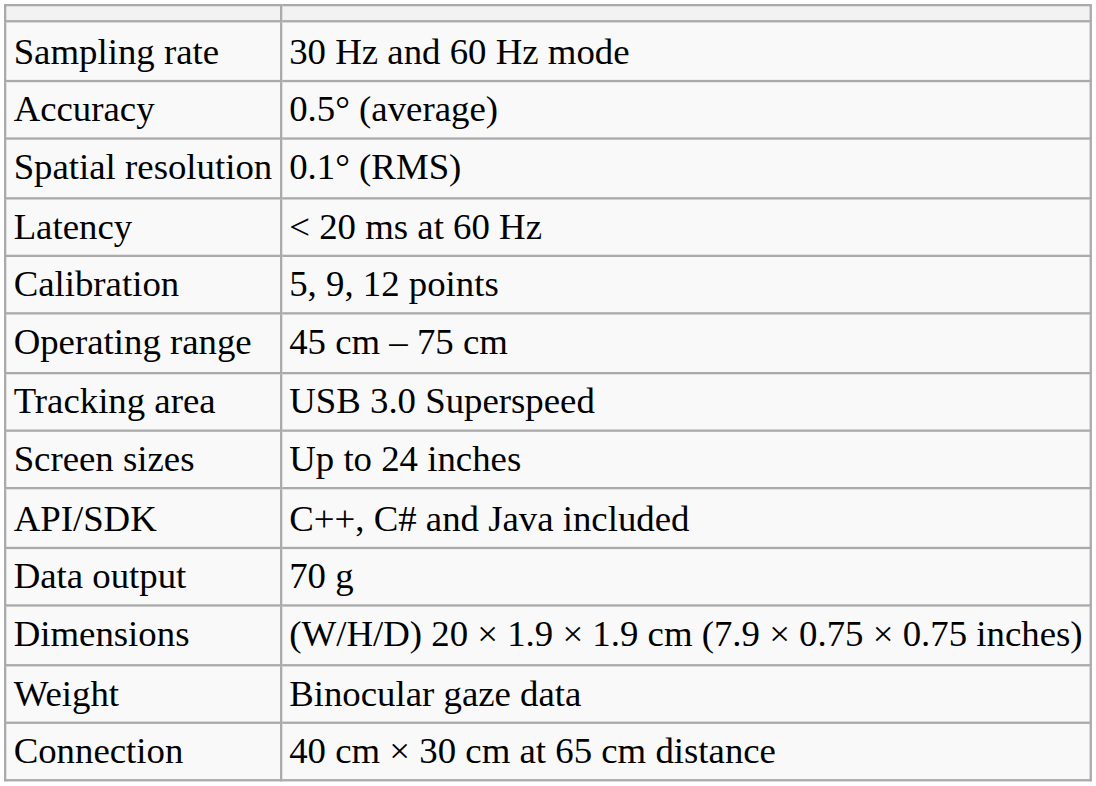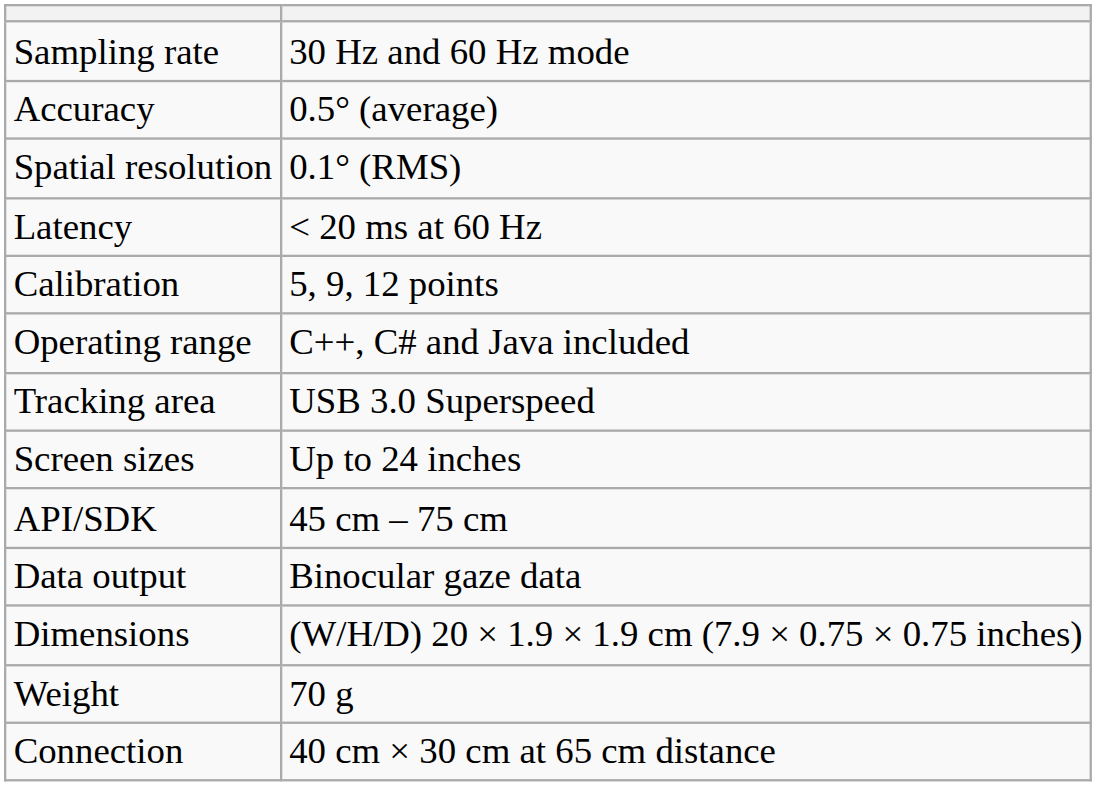(399, 342) 45 cm – 75 cm -> (489, 342) C++, C# and Java included
(489, 517) C++, C# and Java included -> (399, 517) 45 cm – 75 cm
(321, 575) 70 g -> (435, 575) Binocular gaze data
(435, 692) Binocular gaze data -> (321, 692) 70 g
